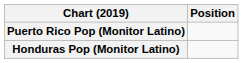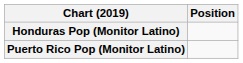rows swapped: (96, 49) <-> (96, 31)
